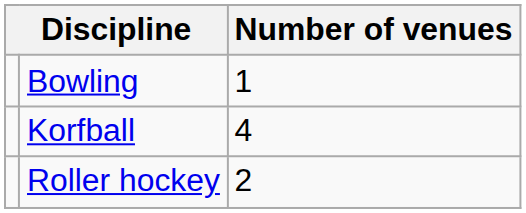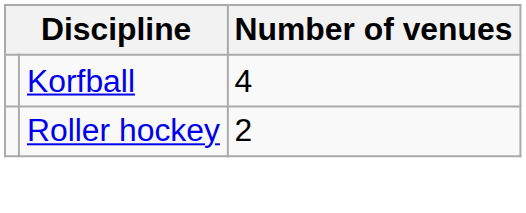- row: (83, 80)
